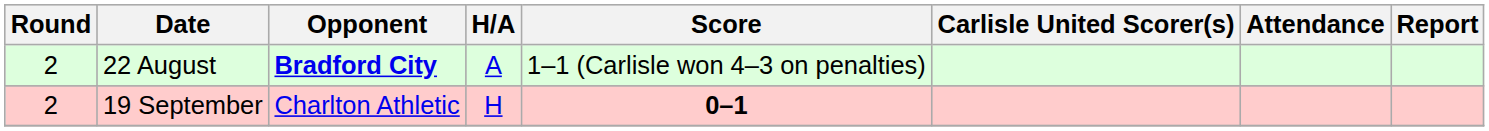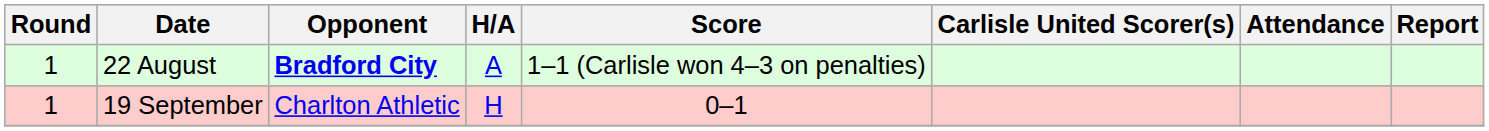(51, 65) 2 -> (51, 65) 1
(51, 105) 2 -> (51, 105) 1
(726, 105) bold -> (726, 105) normal
